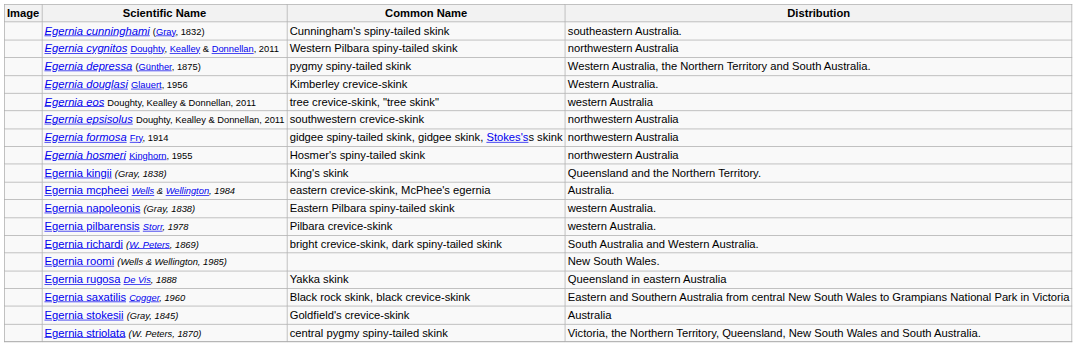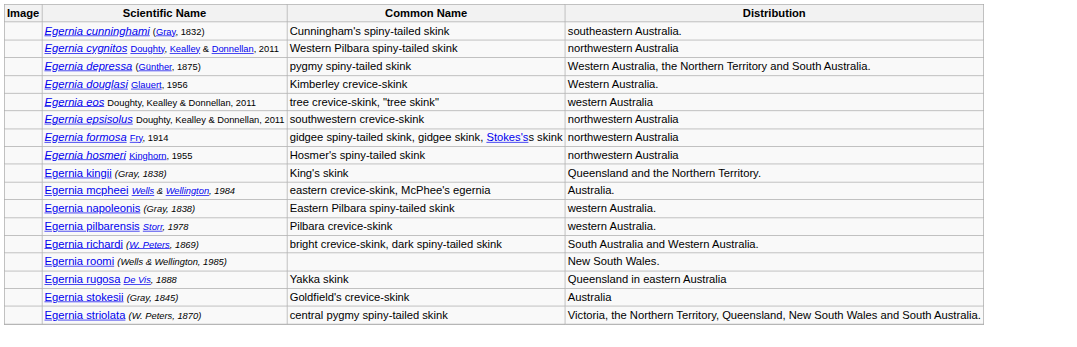- row: (115, 297)
